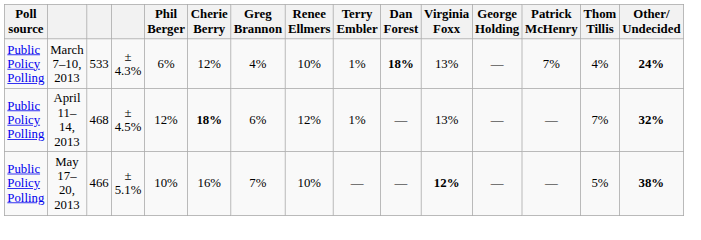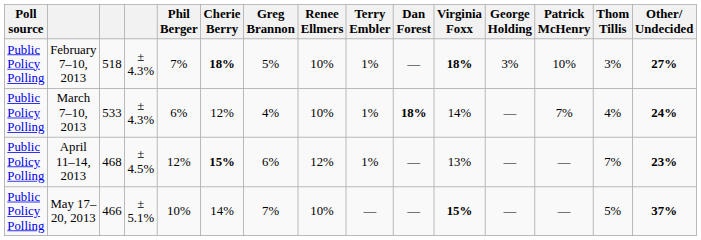+ row: (73, 63)
(447, 63) 13% -> (459, 112) 14%
(209, 120) 18% -> (222, 161) 15%
(651, 120) 32% -> (664, 161) 23%
(209, 183) 16% -> (222, 211) 14%
(447, 183) 12% -> (459, 211) 15%
(651, 183) 38% -> (664, 211) 37%
